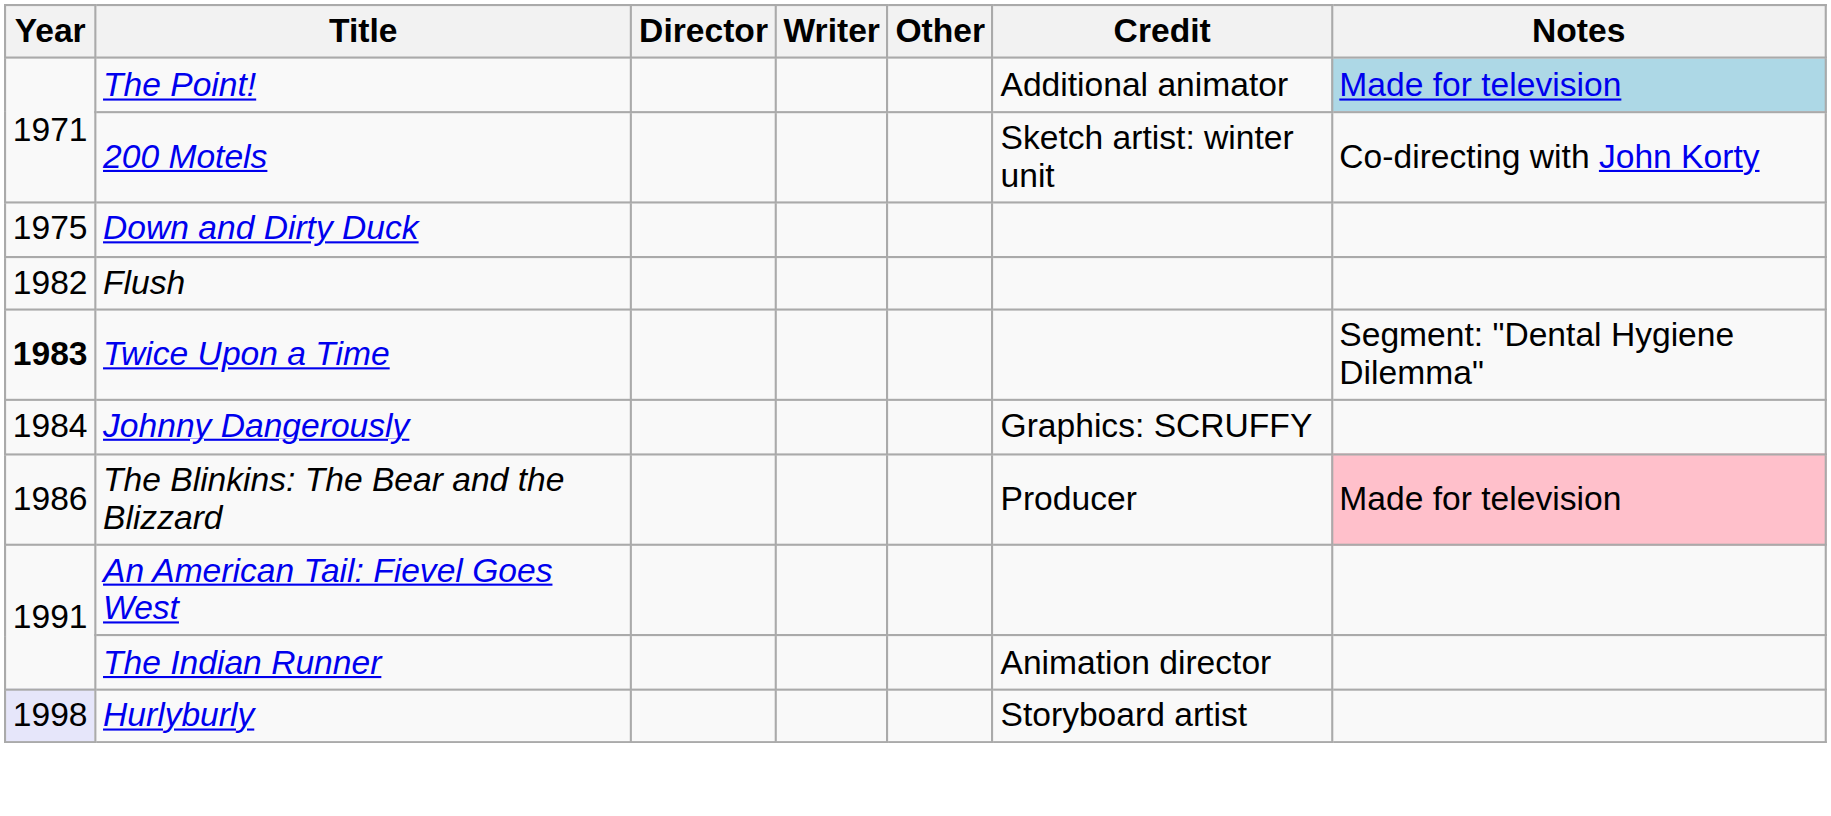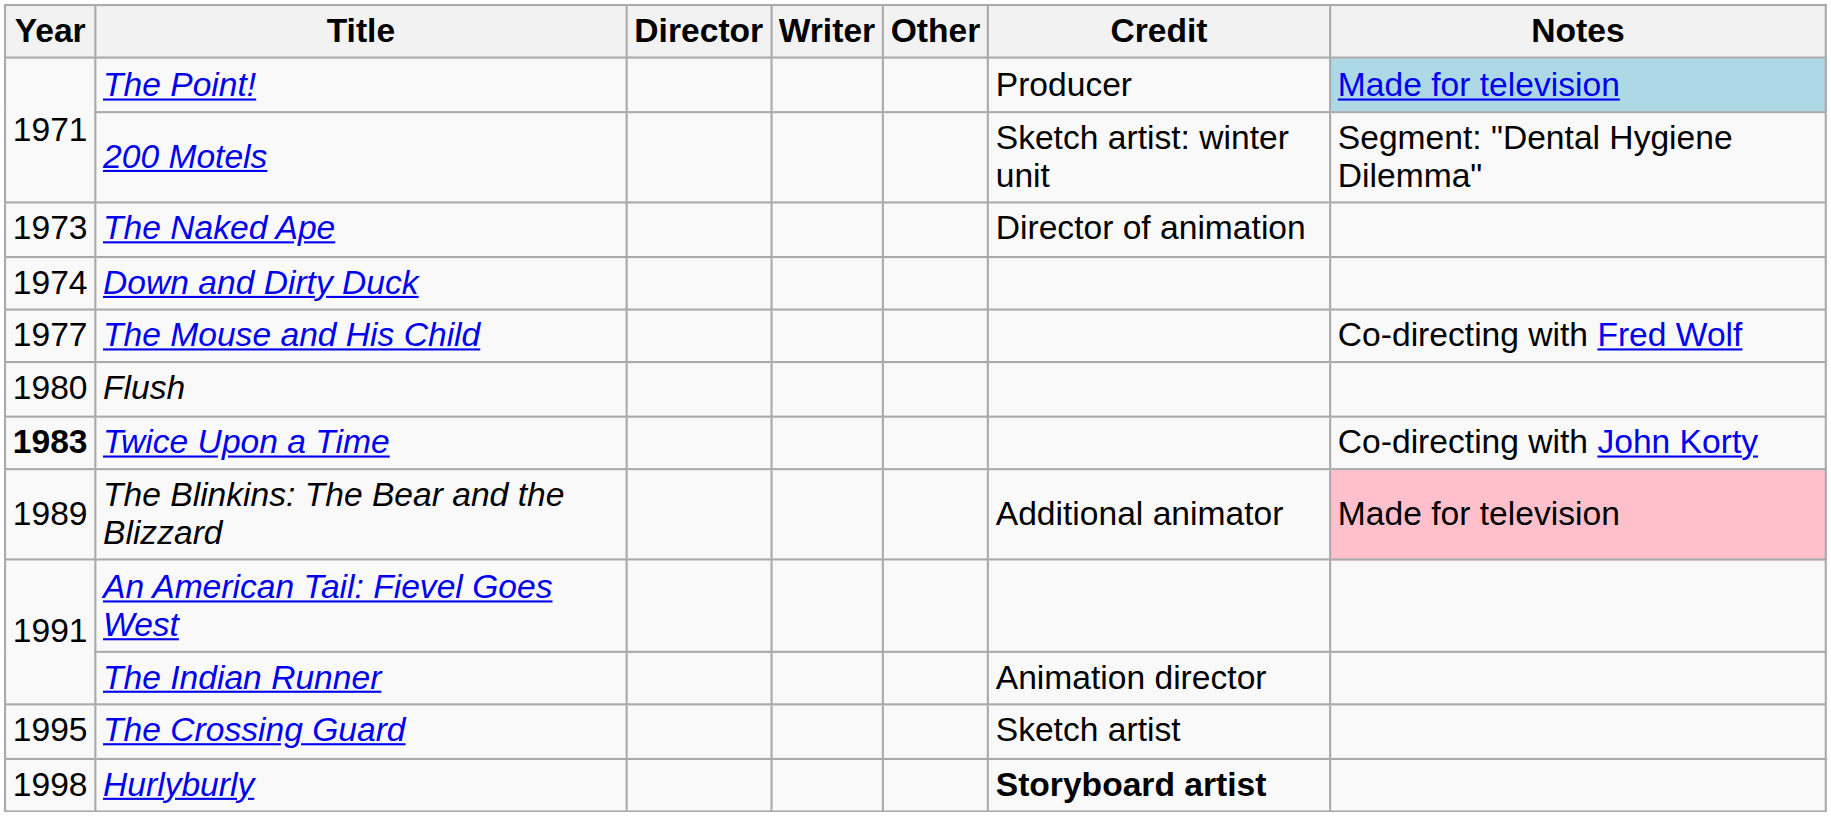(1144, 84) Additional animator -> (1064, 84) Producer
(1549, 156) Co-directing with John Korty -> (1535, 156) Segment: "Dental Hygiene Dilemma"
+ row: (219, 228)
(50, 228) 1975 -> (50, 282) 1974
+ row: (292, 335)
(50, 282) 1982 -> (50, 388) 1980
(1537, 354) Segment: "Dental Hygiene Dilemma" -> (1548, 441) Co-directing with John Korty
- row: (256, 426)
(50, 498) 1986 -> (50, 514) 1989
(1069, 498) Producer -> (1140, 514) Additional animator
+ row: (254, 730)
(50, 715) lavender background -> (50, 783) no background
(1124, 715) normal -> (1131, 783) bold
